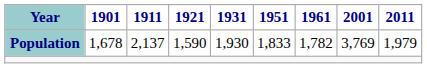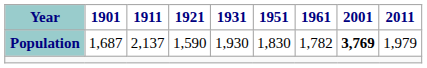(106, 42) 1,678 -> (106, 42) 1,687
(274, 42) 1,833 -> (274, 42) 1,830
(358, 42) normal -> (358, 42) bold
